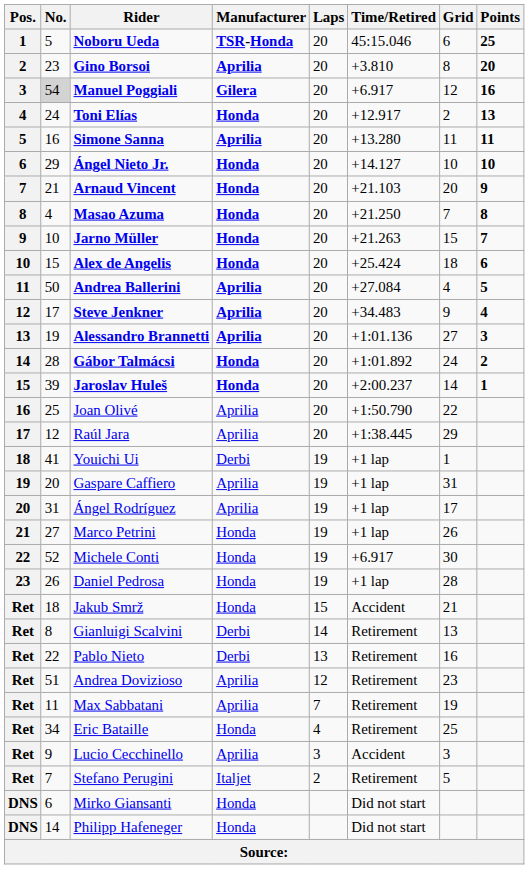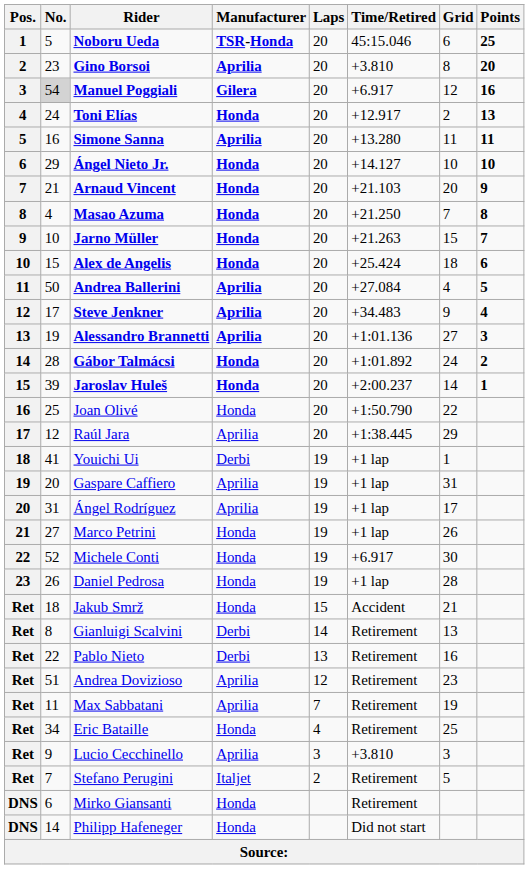(237, 409) Aprilia -> (236, 409) Honda
(378, 753) Accident -> (372, 753) +3.810
(389, 802) Did not start -> (384, 802) Retirement
